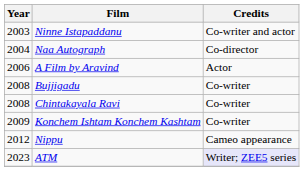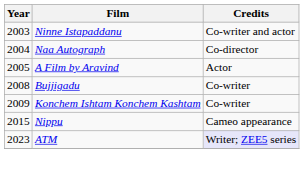(18, 67) 2006 -> (18, 67) 2005
- row: (77, 103)
(18, 139) 2012 -> (18, 121) 2015
